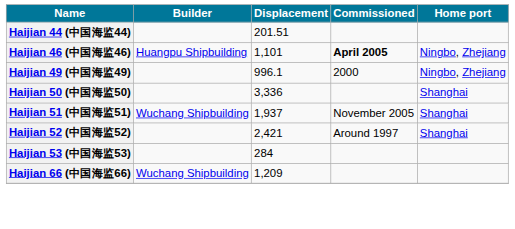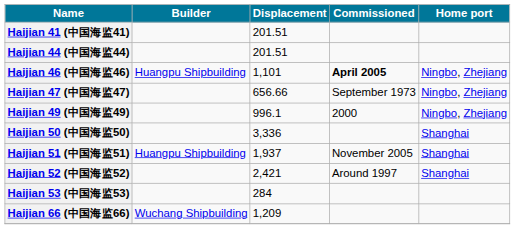+ row: (69, 32)
+ row: (69, 92)
(192, 113) Wuchang Shipbuilding -> (190, 153) Huangpu Shipbuilding
